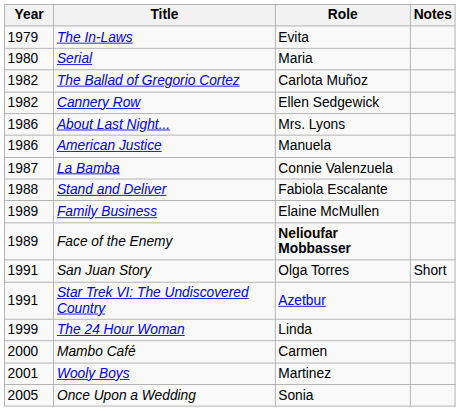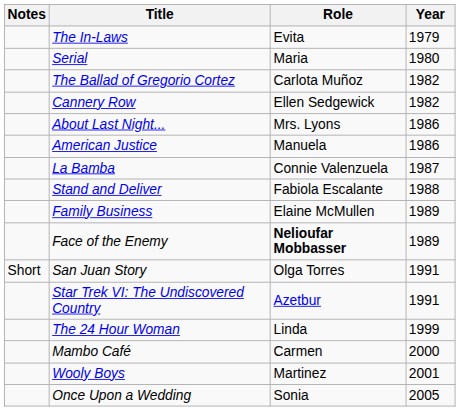columns swapped: (29, 15) <-> (433, 15)
